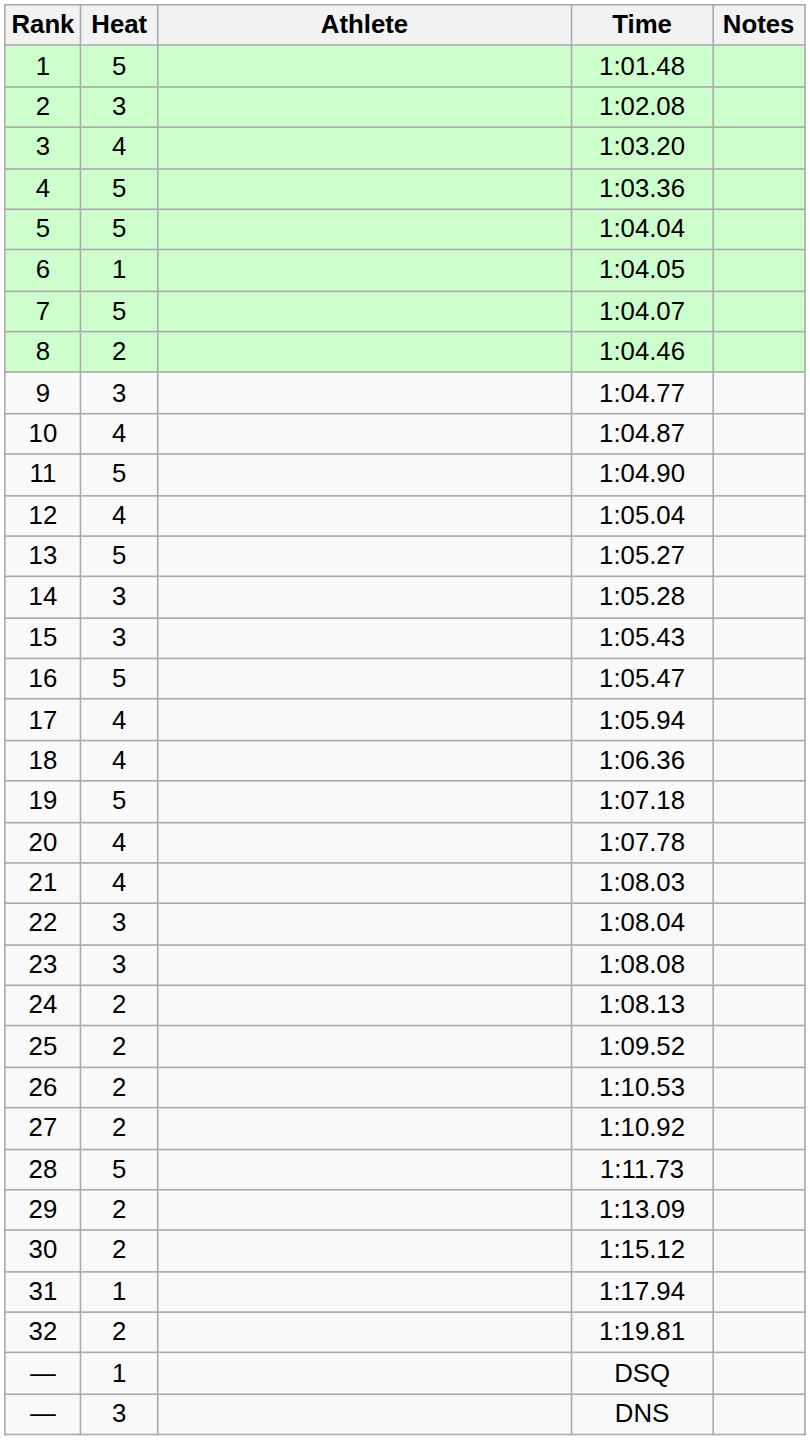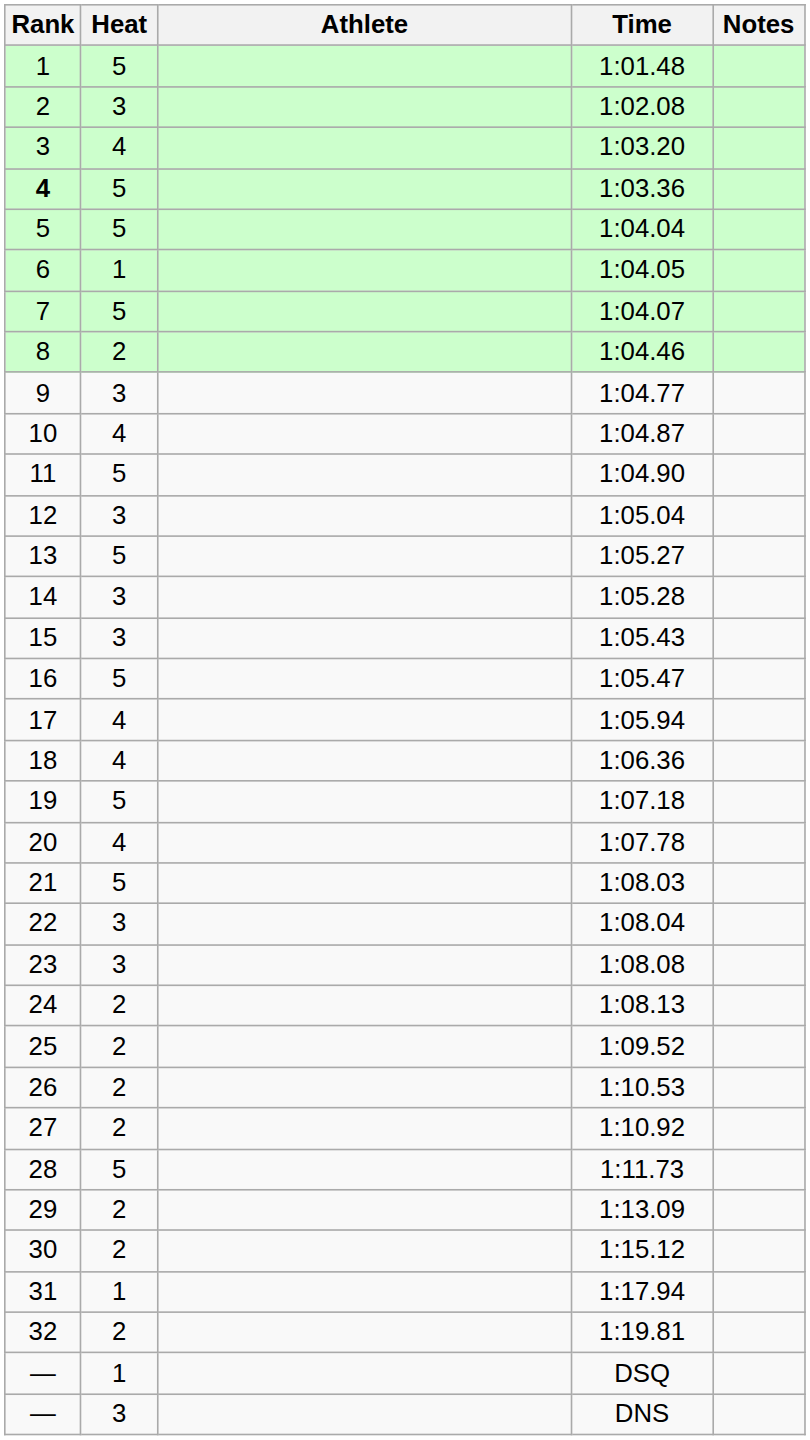(43, 188) normal -> (43, 188) bold
(119, 515) 4 -> (119, 515) 3
(119, 882) 4 -> (119, 882) 5
